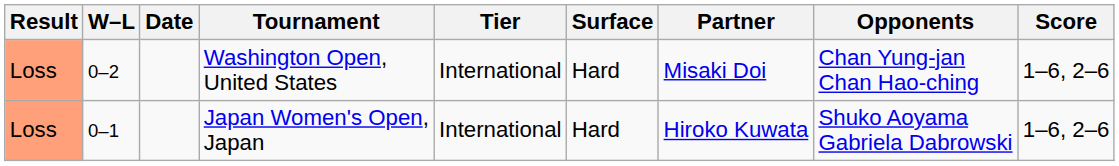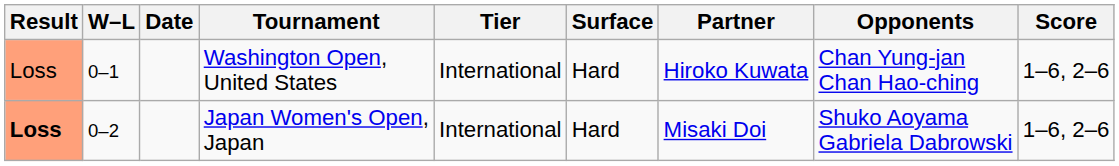(104, 71) 0–2 -> (104, 71) 0–1
(715, 69) Misaki Doi -> (736, 69) Hiroko Kuwata
(33, 130) normal -> (36, 130) bold
(104, 131) 0–1 -> (104, 131) 0–2
(736, 130) Hiroko Kuwata -> (715, 130) Misaki Doi
